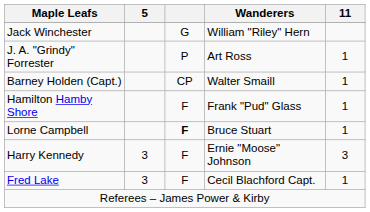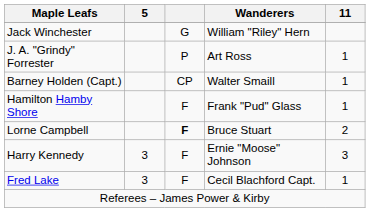(345, 130) 1 -> (345, 130) 2
